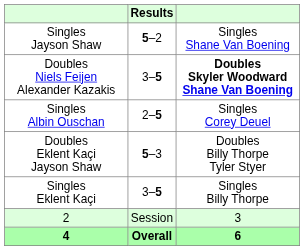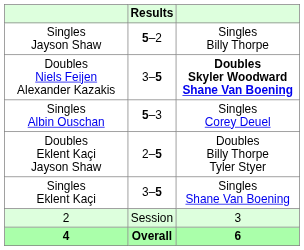(238, 38) Singles Shane Van Boening -> (238, 38) Singles Billy Thorpe
(152, 115) 2–5 -> (152, 115) 5–3
(152, 154) 5–3 -> (152, 154) 2–5
(238, 192) Singles Billy Thorpe -> (238, 192) Singles Shane Van Boening
